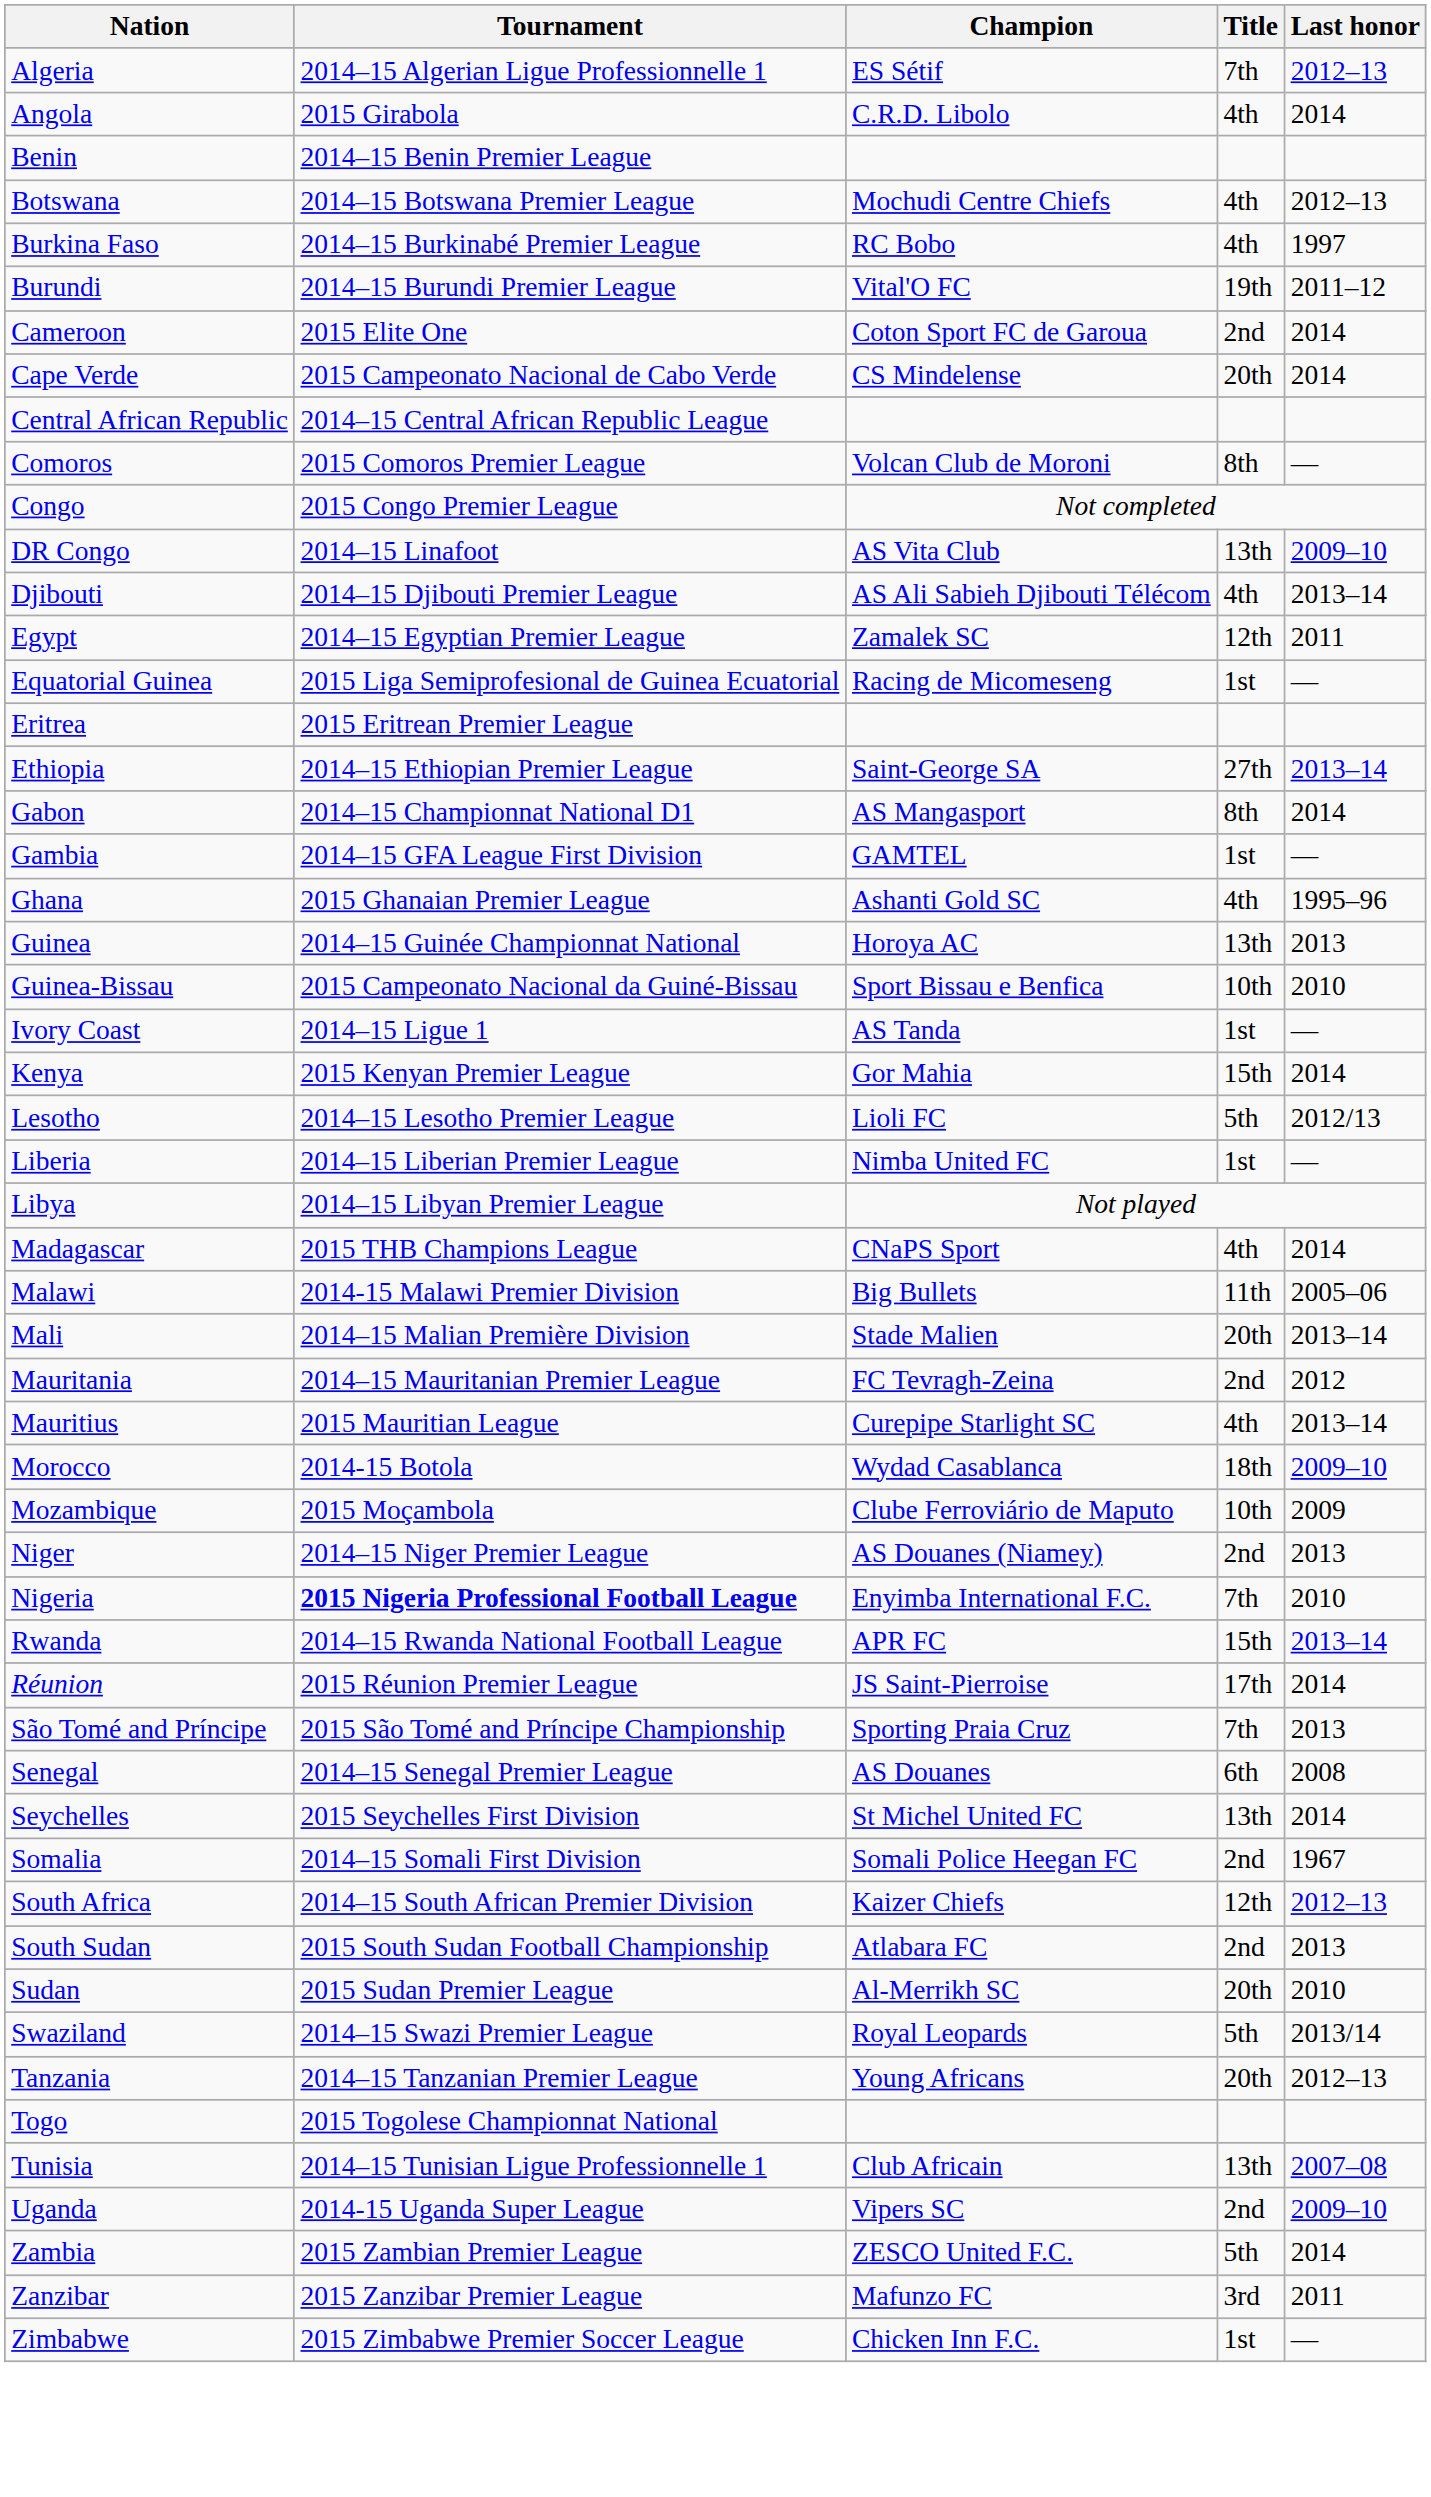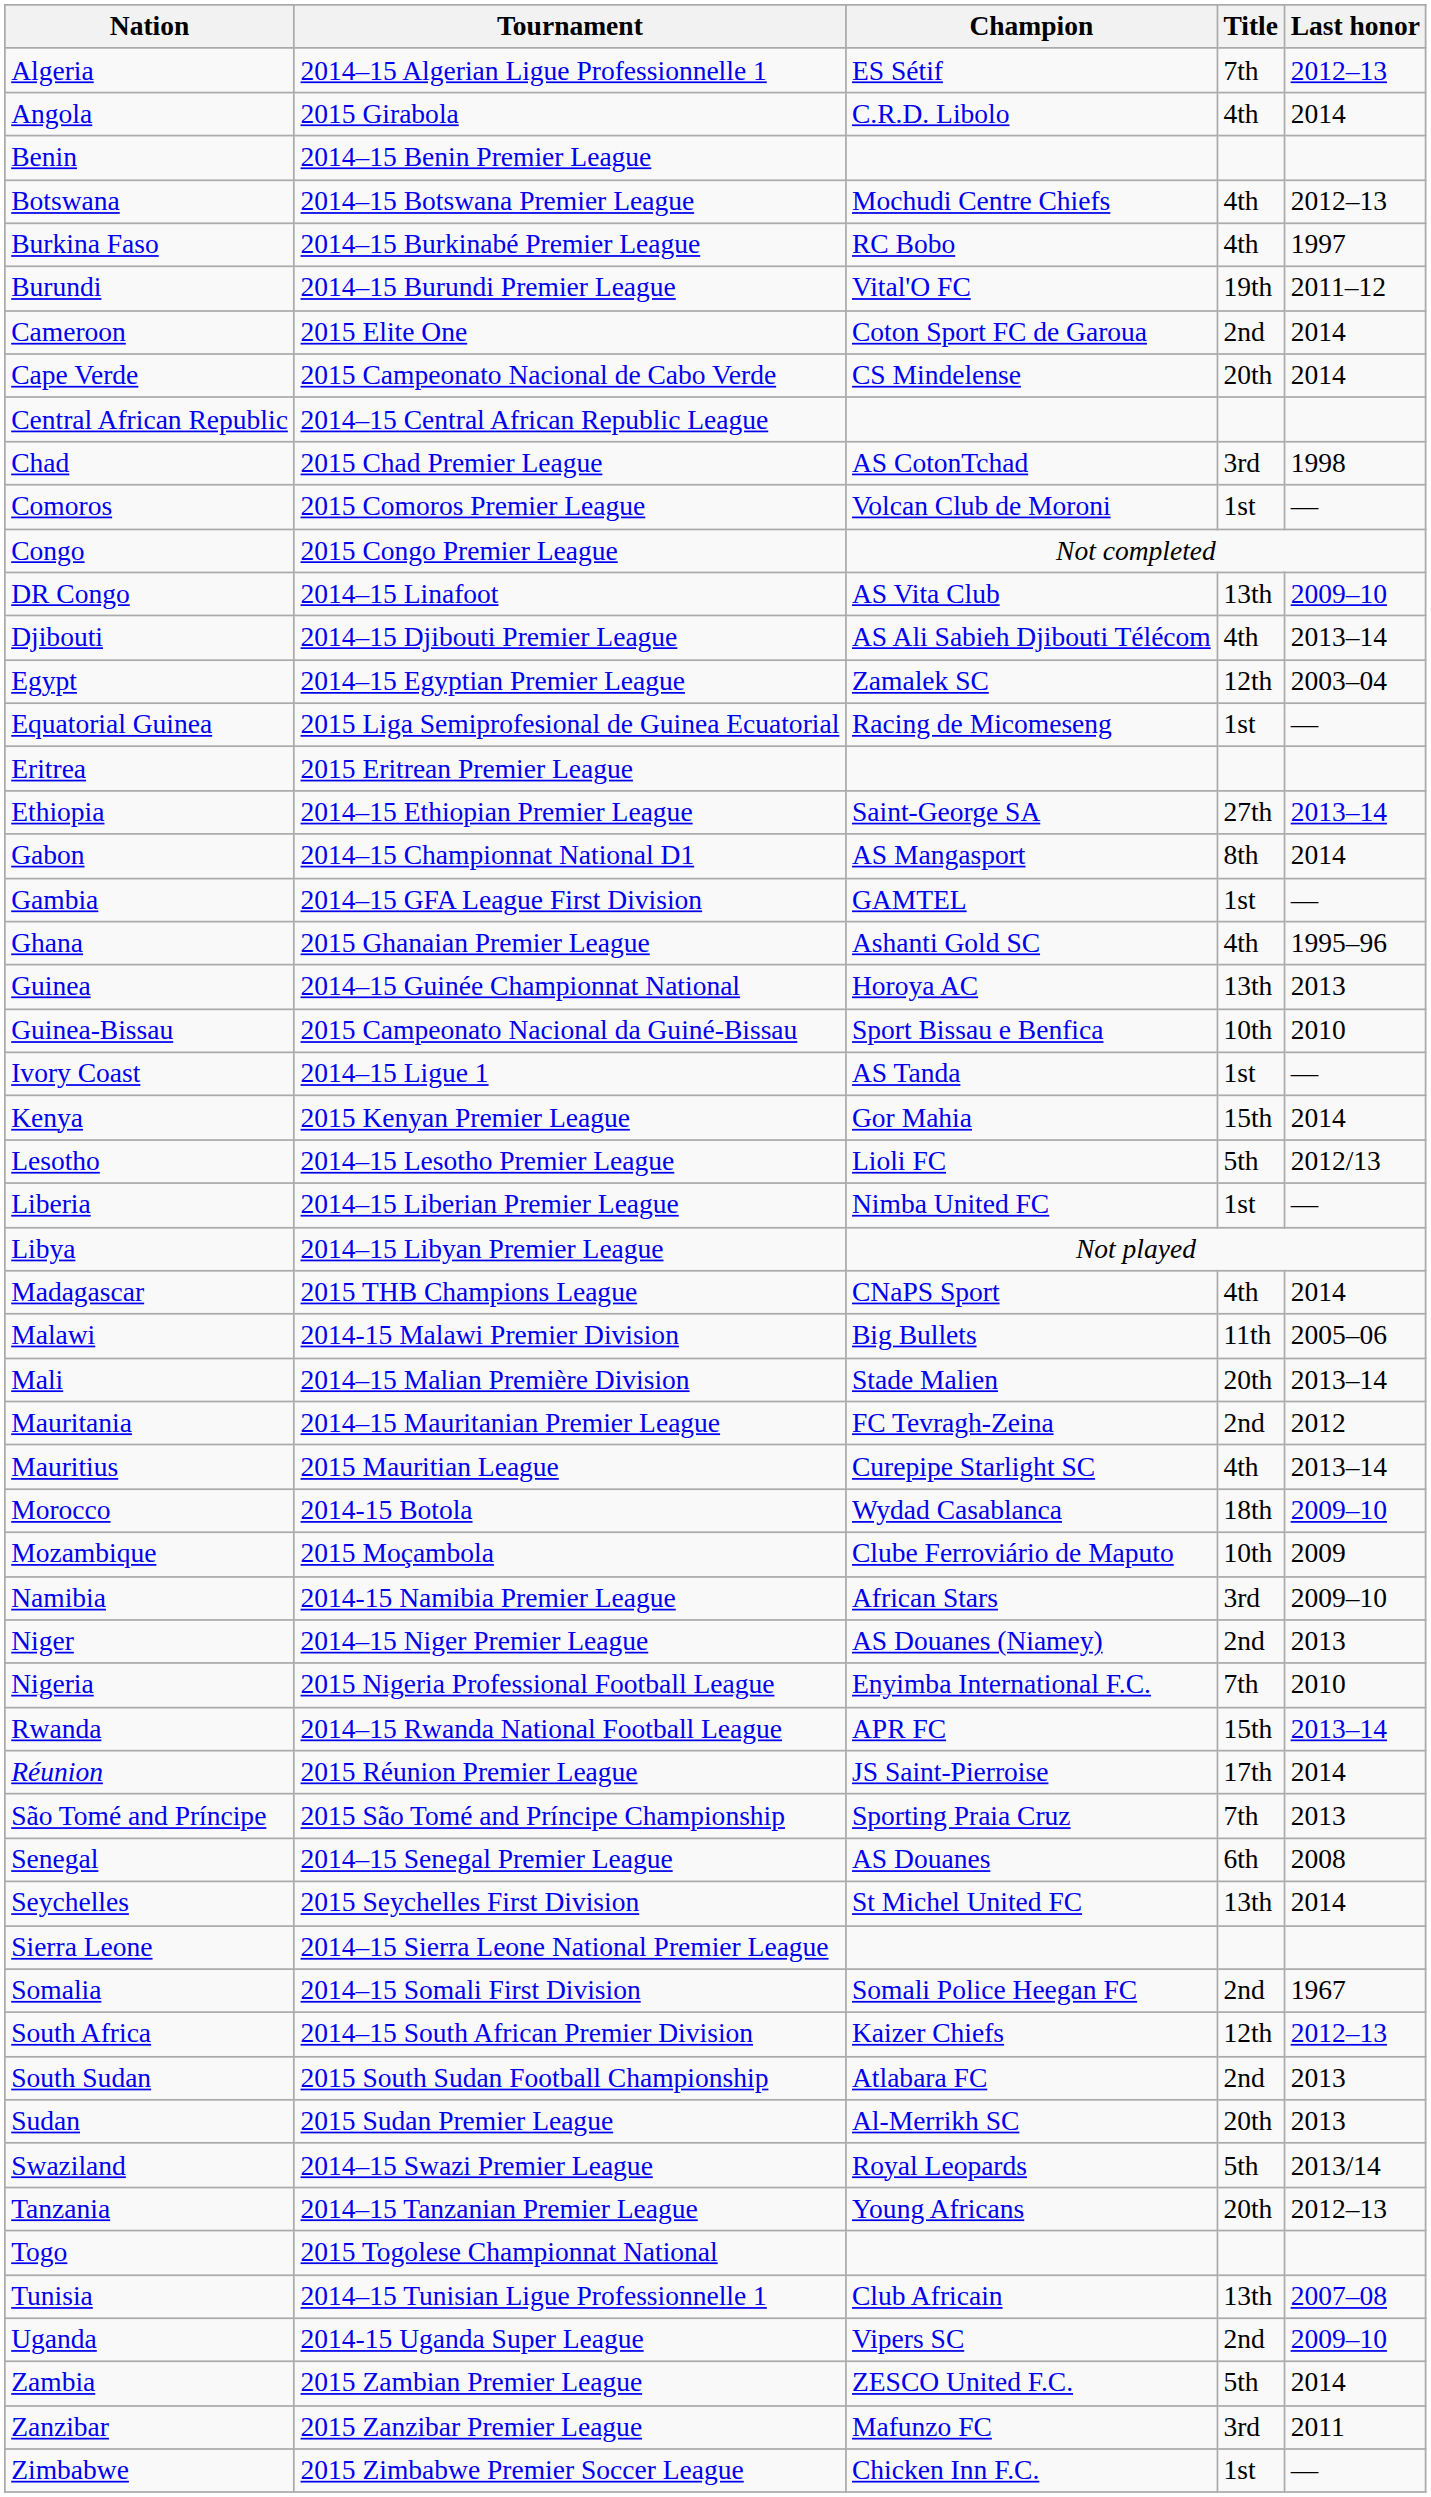+ row: (40, 462)
(1241, 462) 8th -> (1239, 506) 1st
(1318, 637) 2011 -> (1339, 680) 2003–04
+ row: (59, 1597)
(549, 1597) bold -> (537, 1684) normal
+ row: (82, 1946)
(1318, 1990) 2010 -> (1318, 2121) 2013
